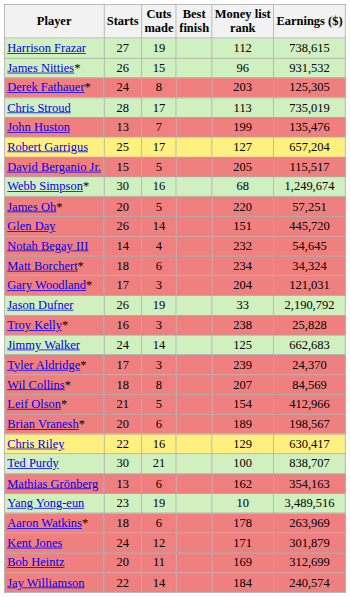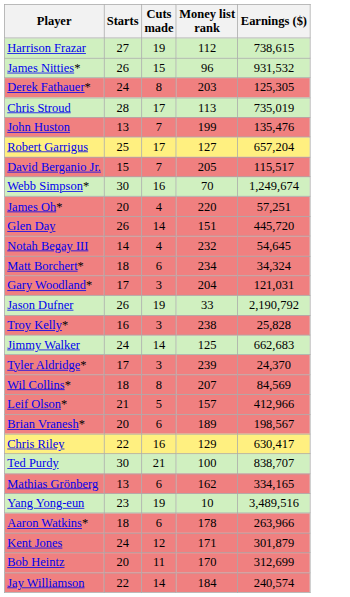- column: (194, 21)
(159, 166) 5 -> (159, 166) 7
(243, 186) 68 -> (207, 186) 70
(159, 206) 5 -> (159, 206) 4
(243, 404) 154 -> (207, 404) 157
(310, 483) 354,163 -> (274, 483) 334,165
(310, 523) 263,969 -> (274, 523) 263,966
(243, 562) 169 -> (207, 562) 170
